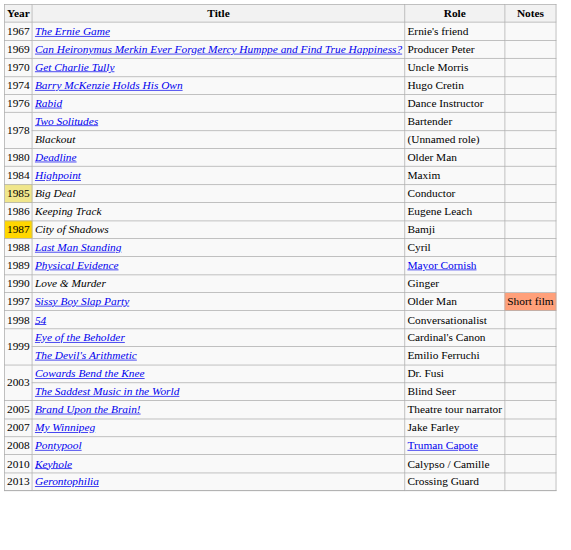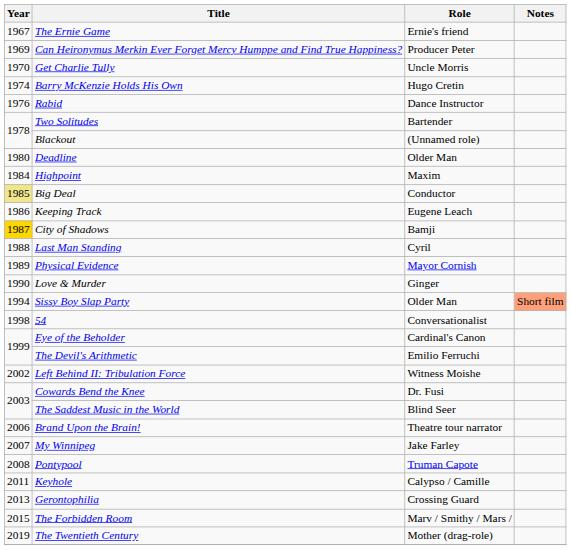(18, 301) 1997 -> (18, 301) 1994
+ row: (110, 373)
(18, 409) 2005 -> (18, 427) 2006
(18, 463) 2010 -> (18, 481) 2011
+ row: (84, 517)
+ row: (87, 535)
